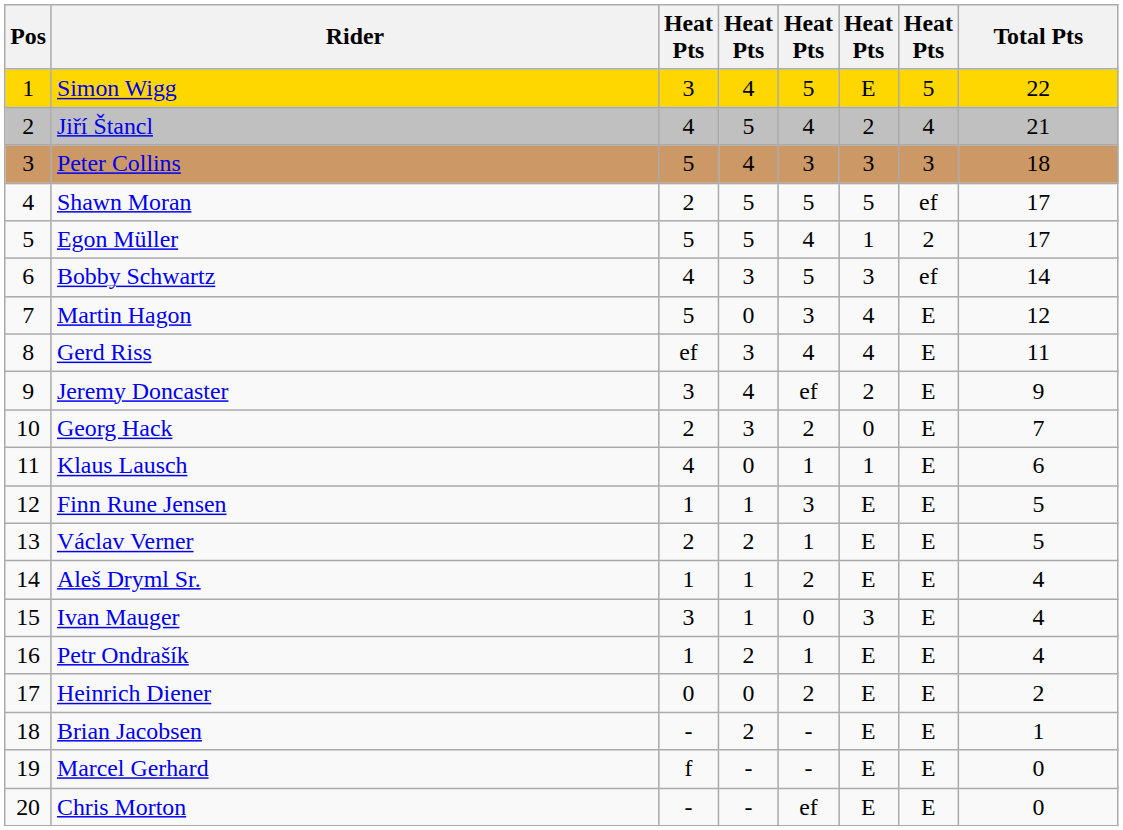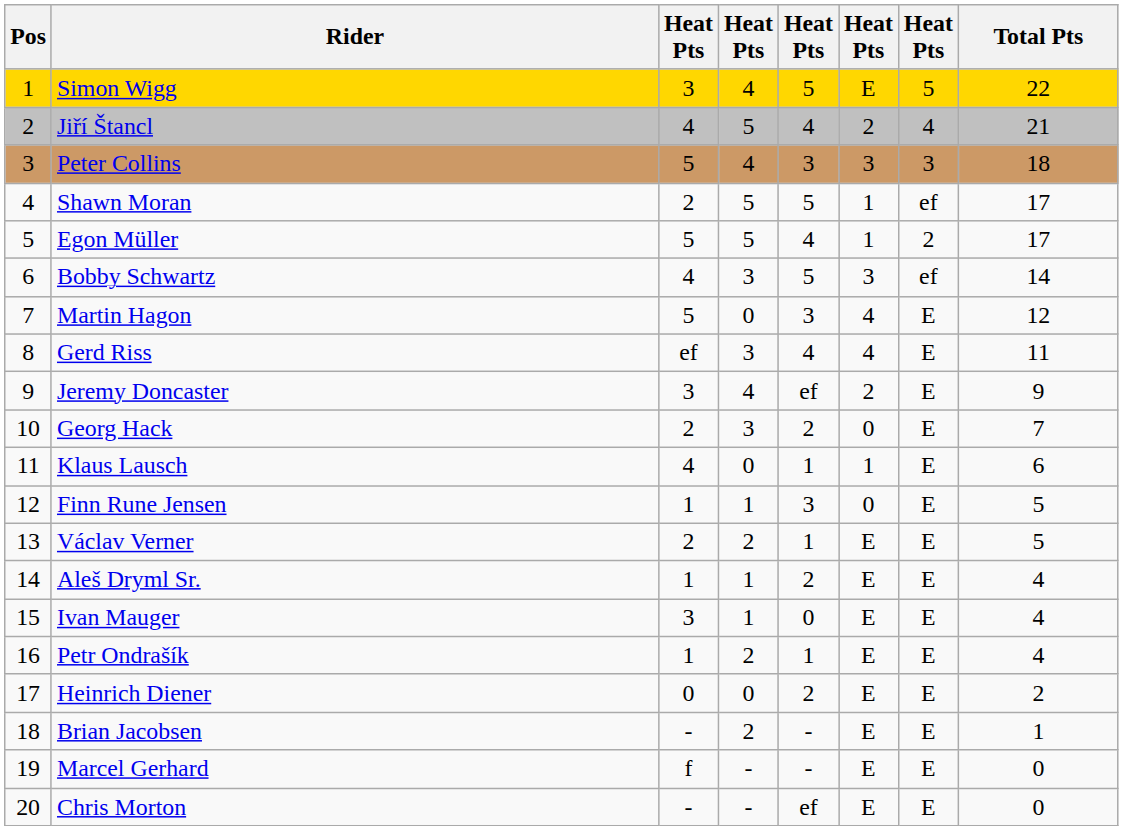(868, 201) 5 -> (868, 201) 1
(868, 503) E -> (868, 503) 0
(868, 617) 3 -> (868, 617) E
